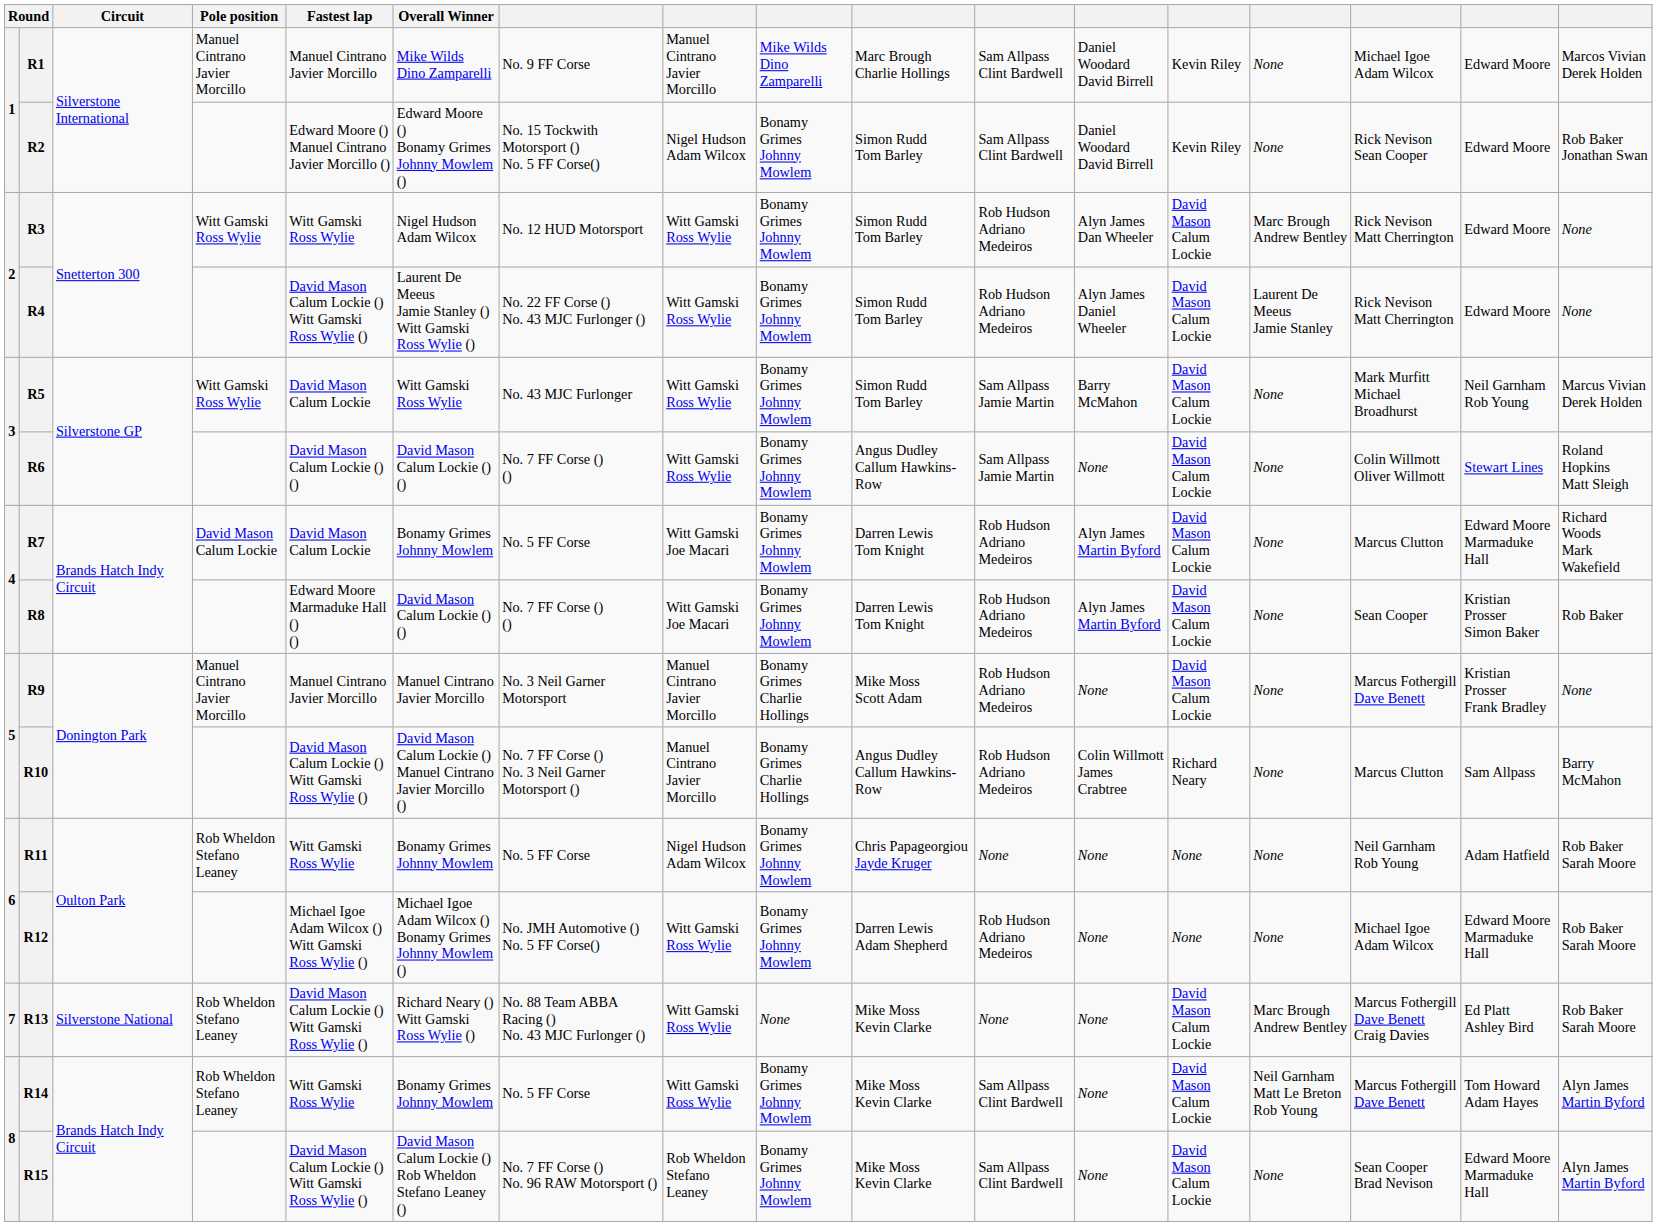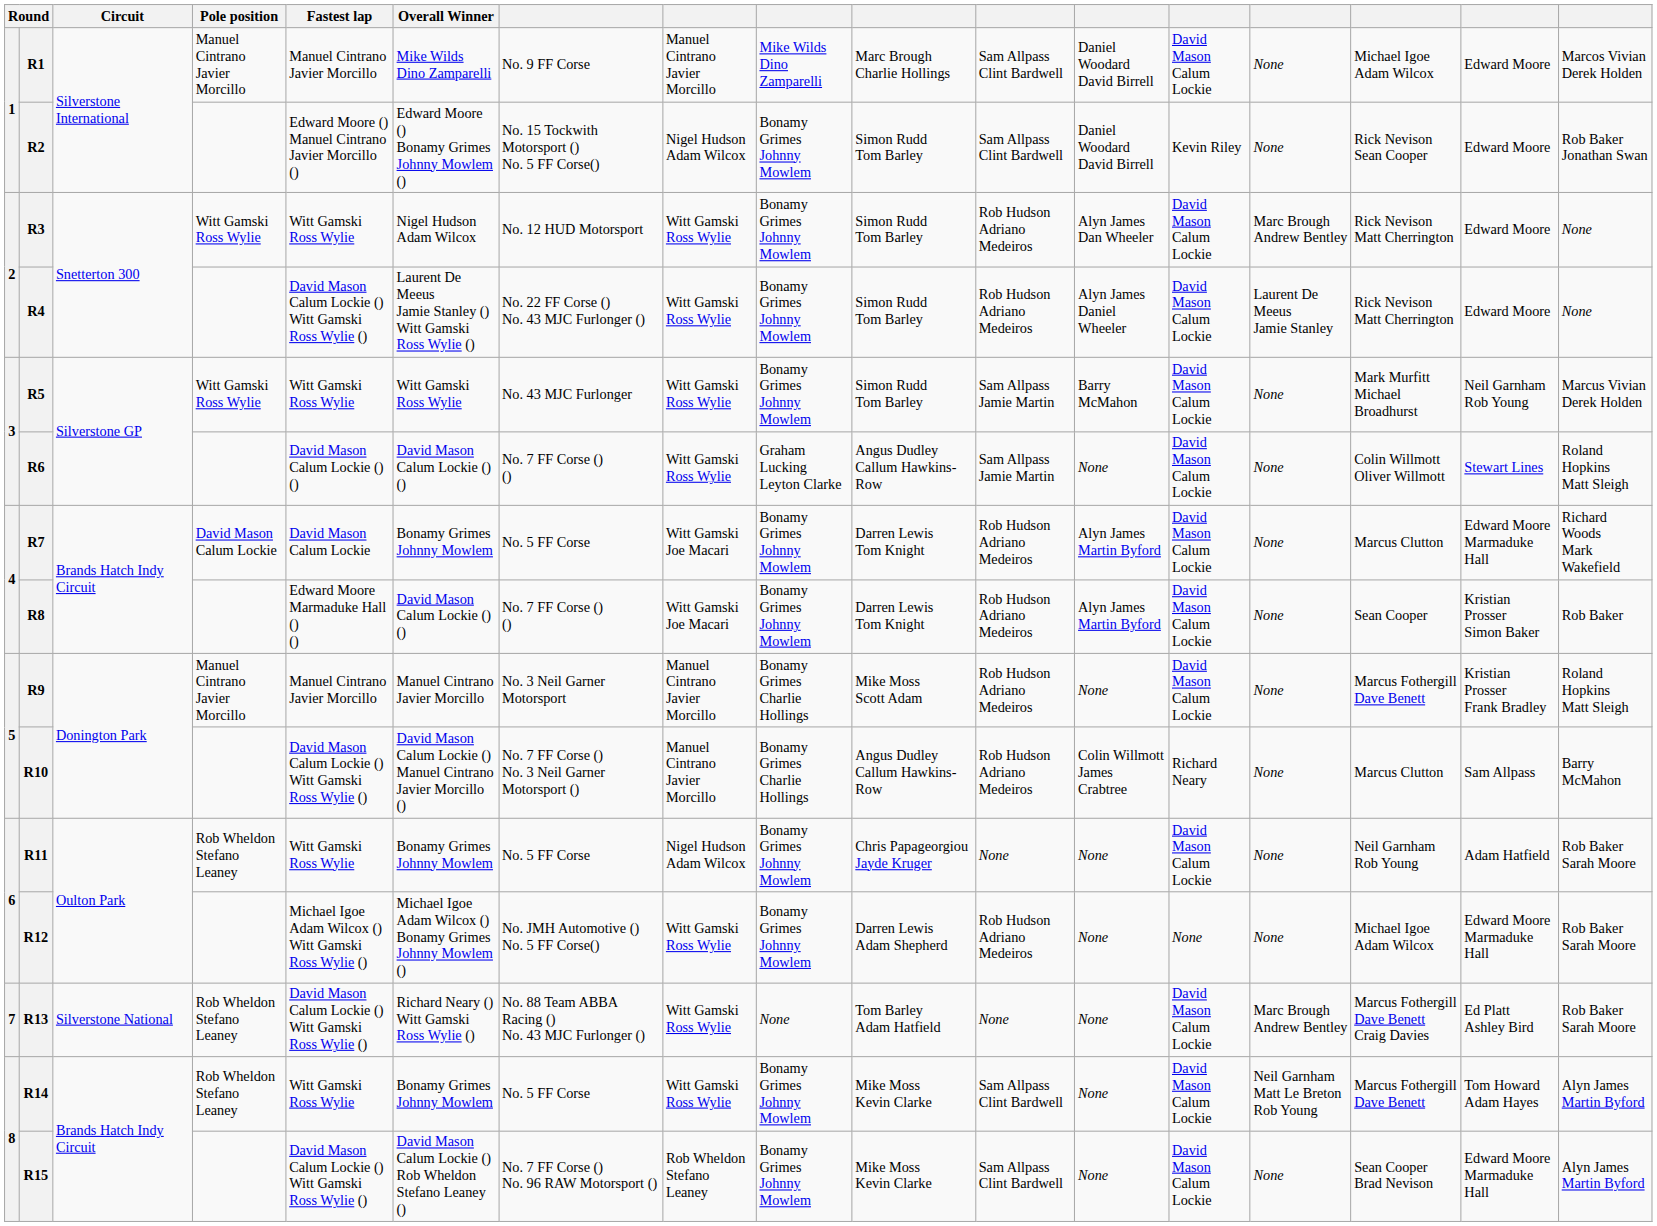(1206, 64) Kevin Riley -> (1192, 64) David Mason Calum Lockie
(330, 394) David Mason Calum Lockie -> (326, 394) Witt Gamski Ross Wylie
(785, 468) Bonamy Grimes Johnny Mowlem -> (800, 468) Graham Lucking Leyton Clarke
(1577, 689) None -> (1595, 689) Roland Hopkins Matt Sleigh
(1187, 854) None -> (1192, 854) David Mason Calum Lockie
(893, 1019) Mike Moss Kevin Clarke -> (898, 1019) Tom Barley Adam Hatfield
